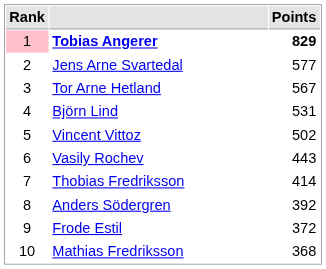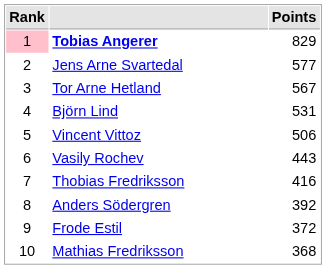(304, 42) bold -> (304, 42) normal
(304, 135) 502 -> (304, 135) 506
(304, 182) 414 -> (304, 182) 416
